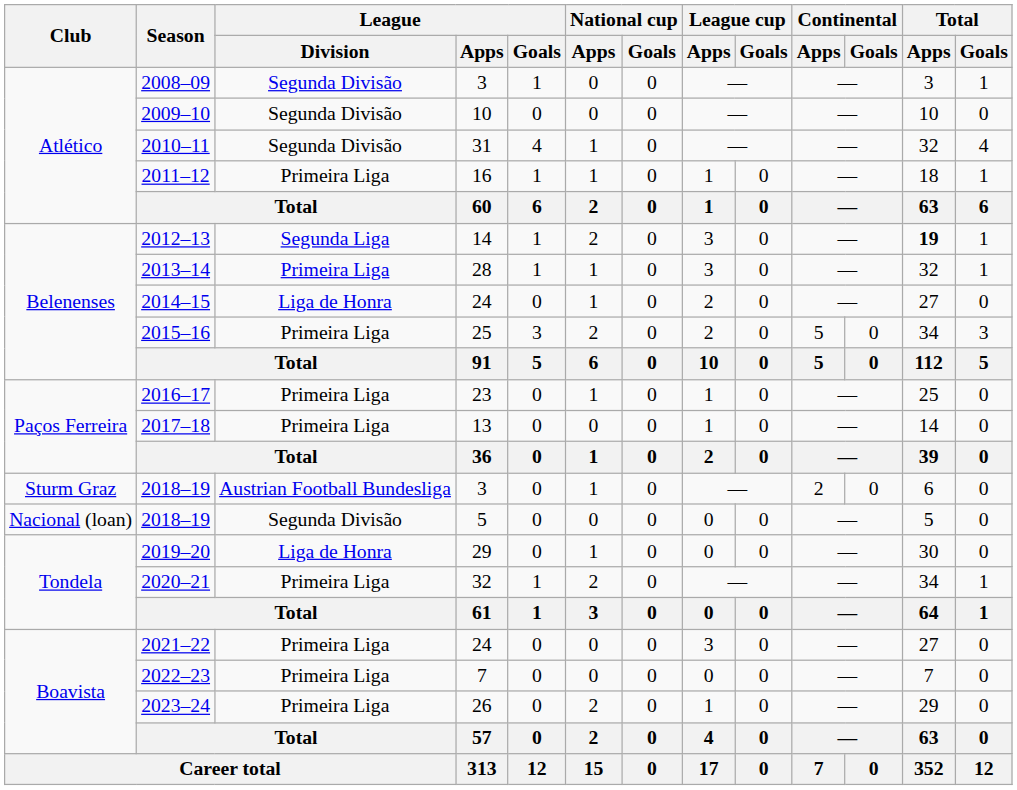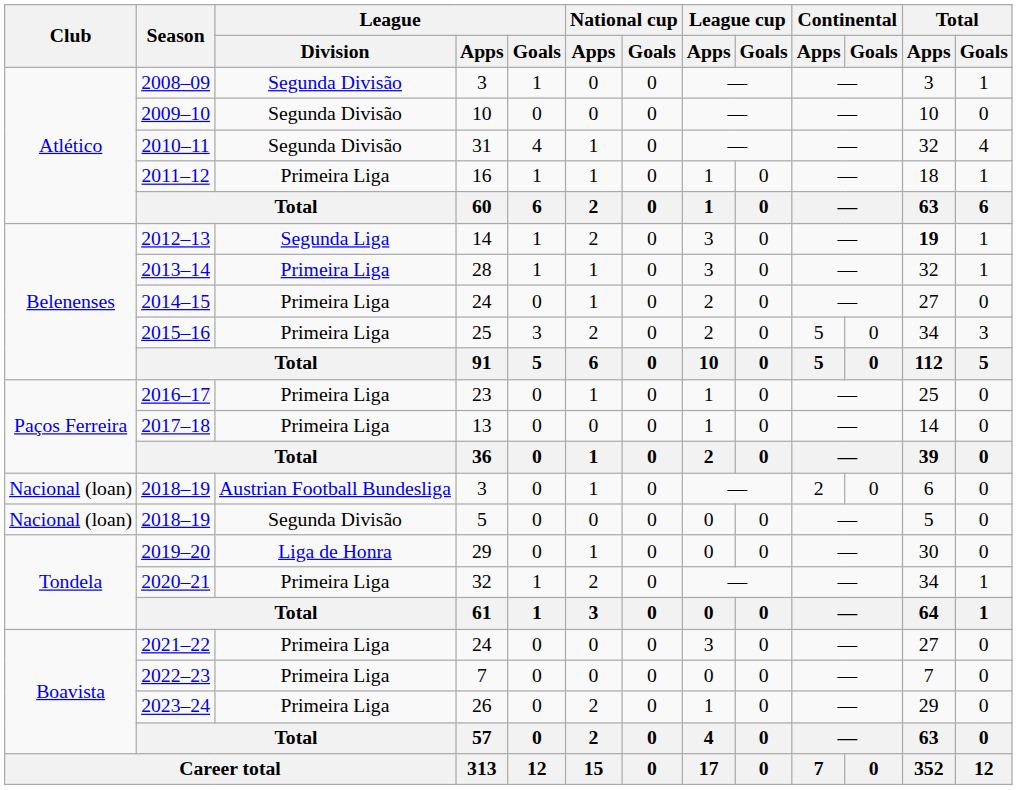(335, 301) Liga de Honra -> (335, 301) Primeira Liga
(71, 488) Sturm Graz -> (71, 488) Nacional (loan)
